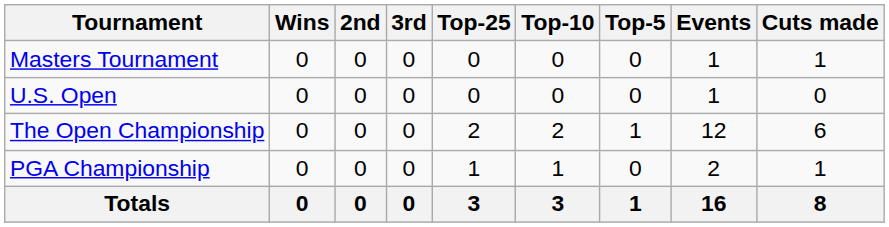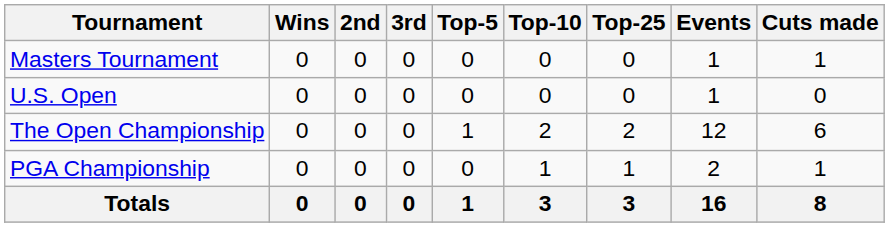columns swapped: (635, 22) <-> (474, 22)
